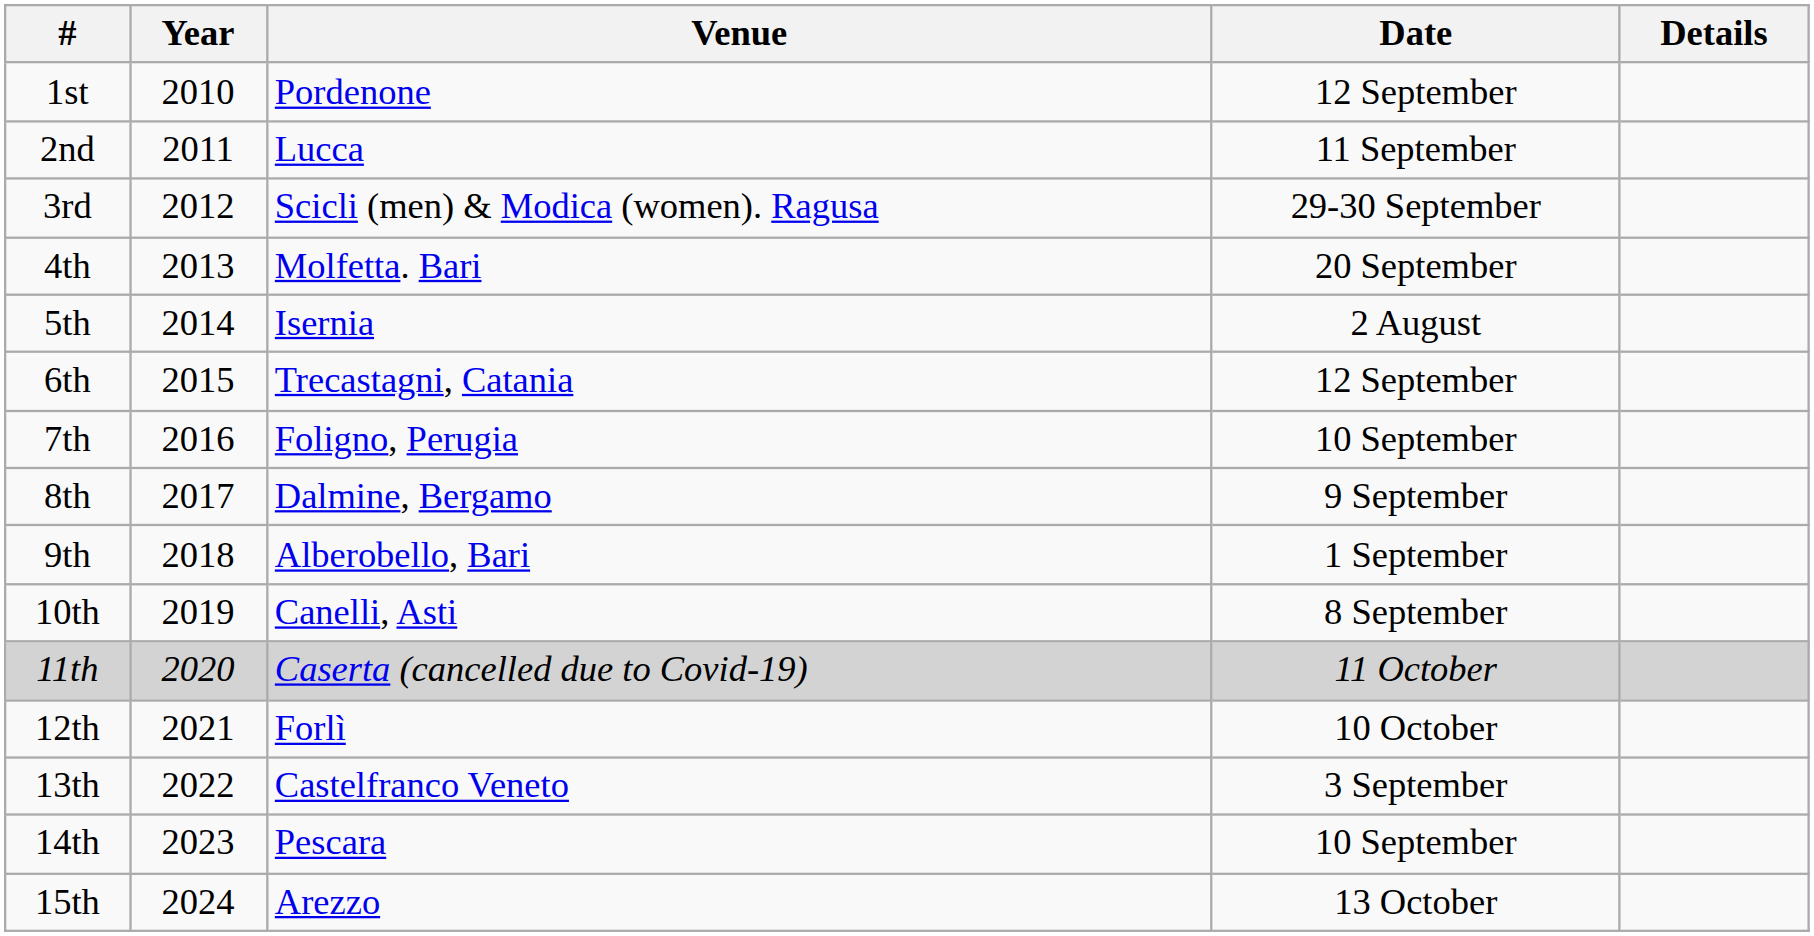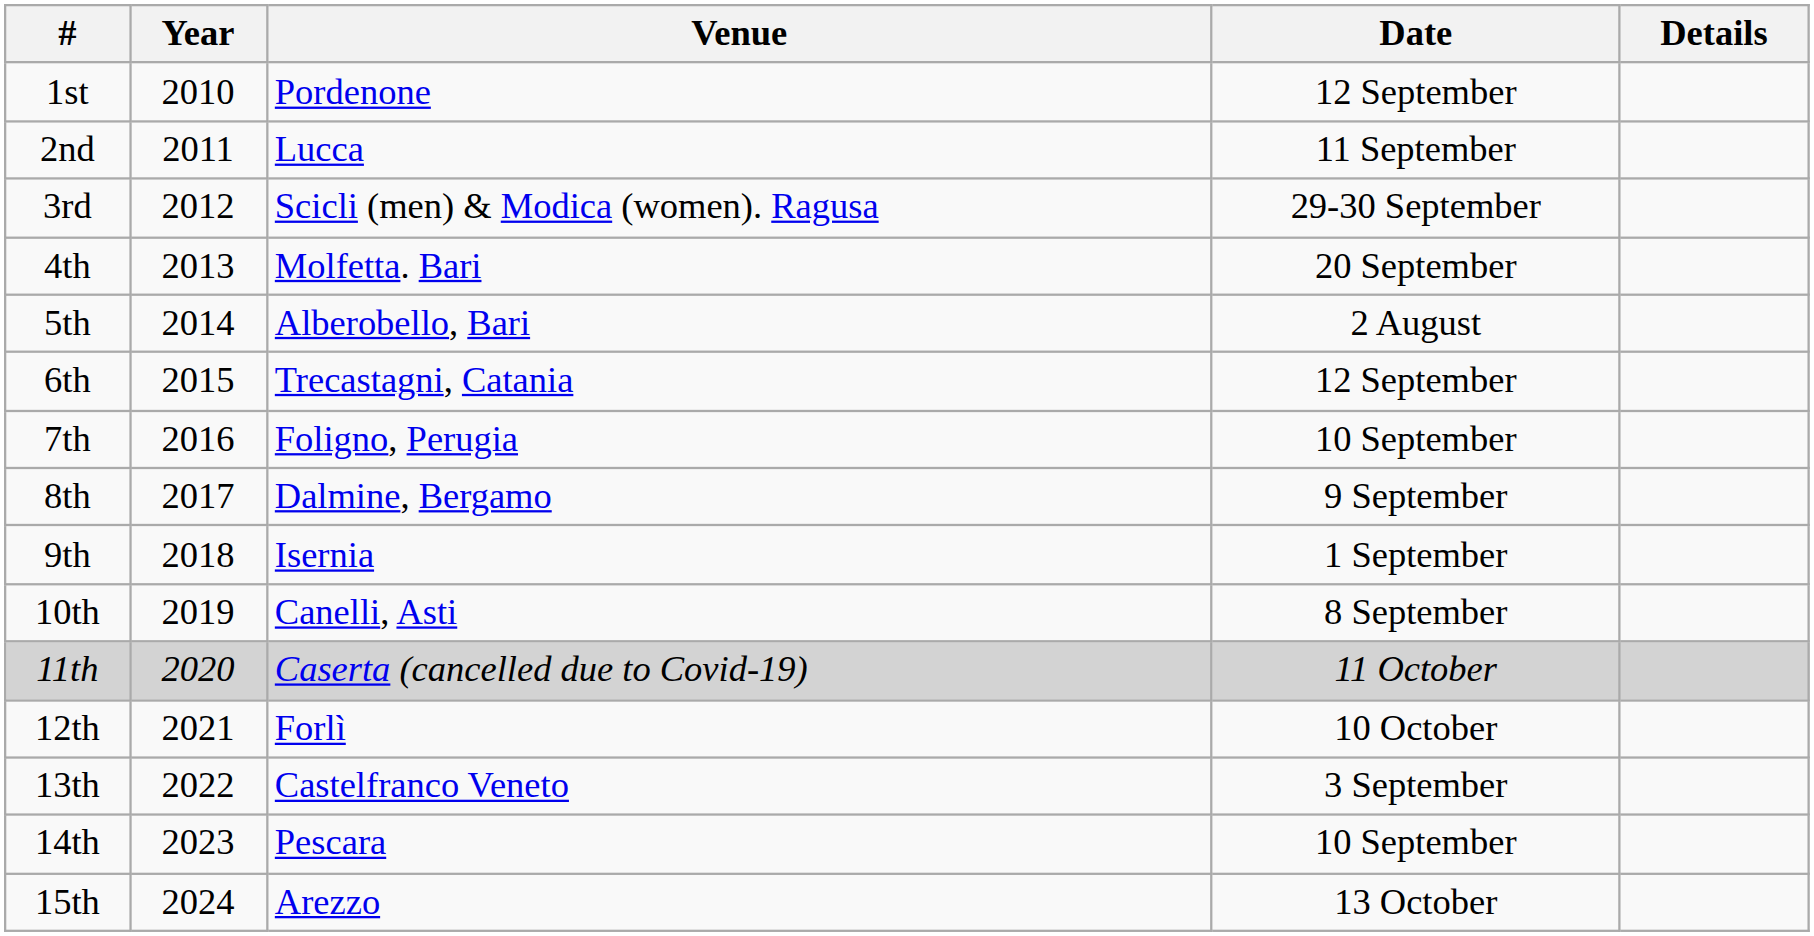(324, 322) Isernia -> (402, 322) Alberobello, Bari
(402, 554) Alberobello, Bari -> (324, 554) Isernia
